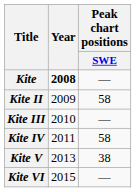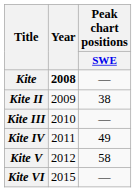(104, 99) 58 -> (104, 99) 38
(104, 138) 58 -> (104, 138) 49
(63, 157) 2013 -> (63, 157) 2012
(104, 157) 38 -> (104, 157) 58
